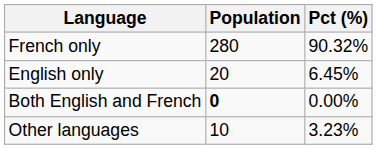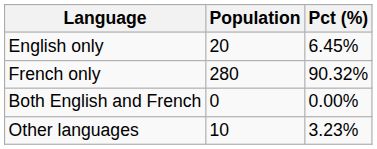rows swapped: (55, 46) <-> (56, 74)
(214, 102) bold -> (214, 102) normal
